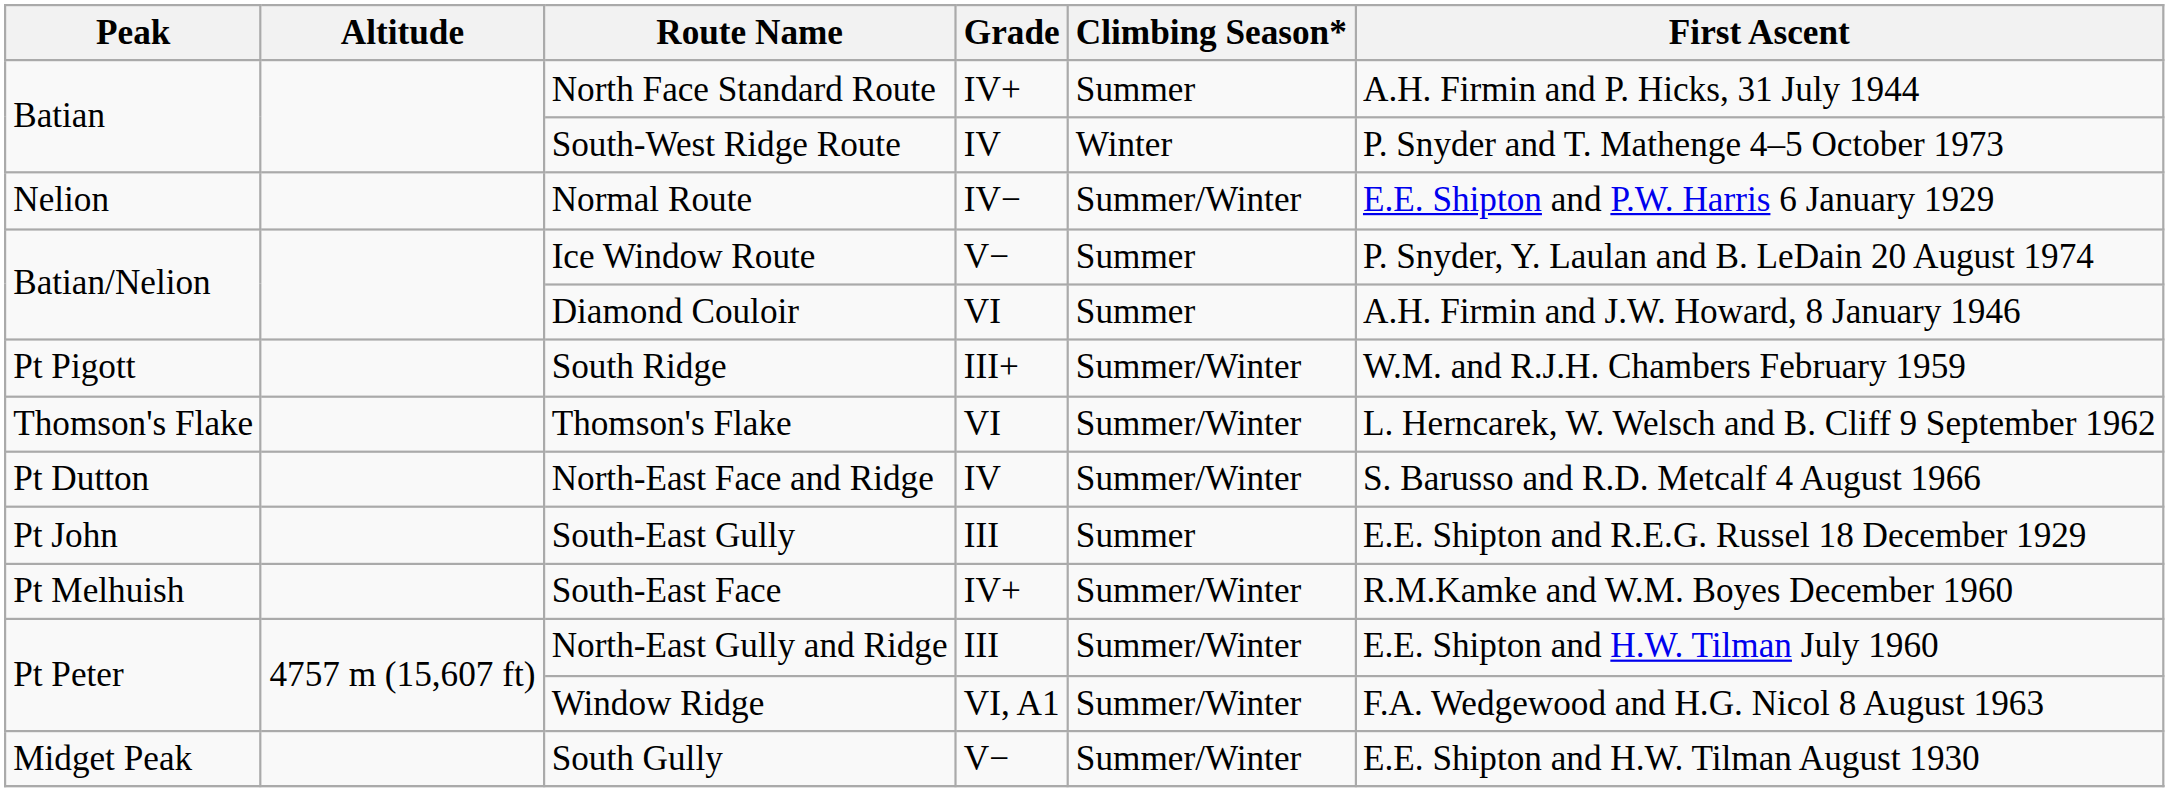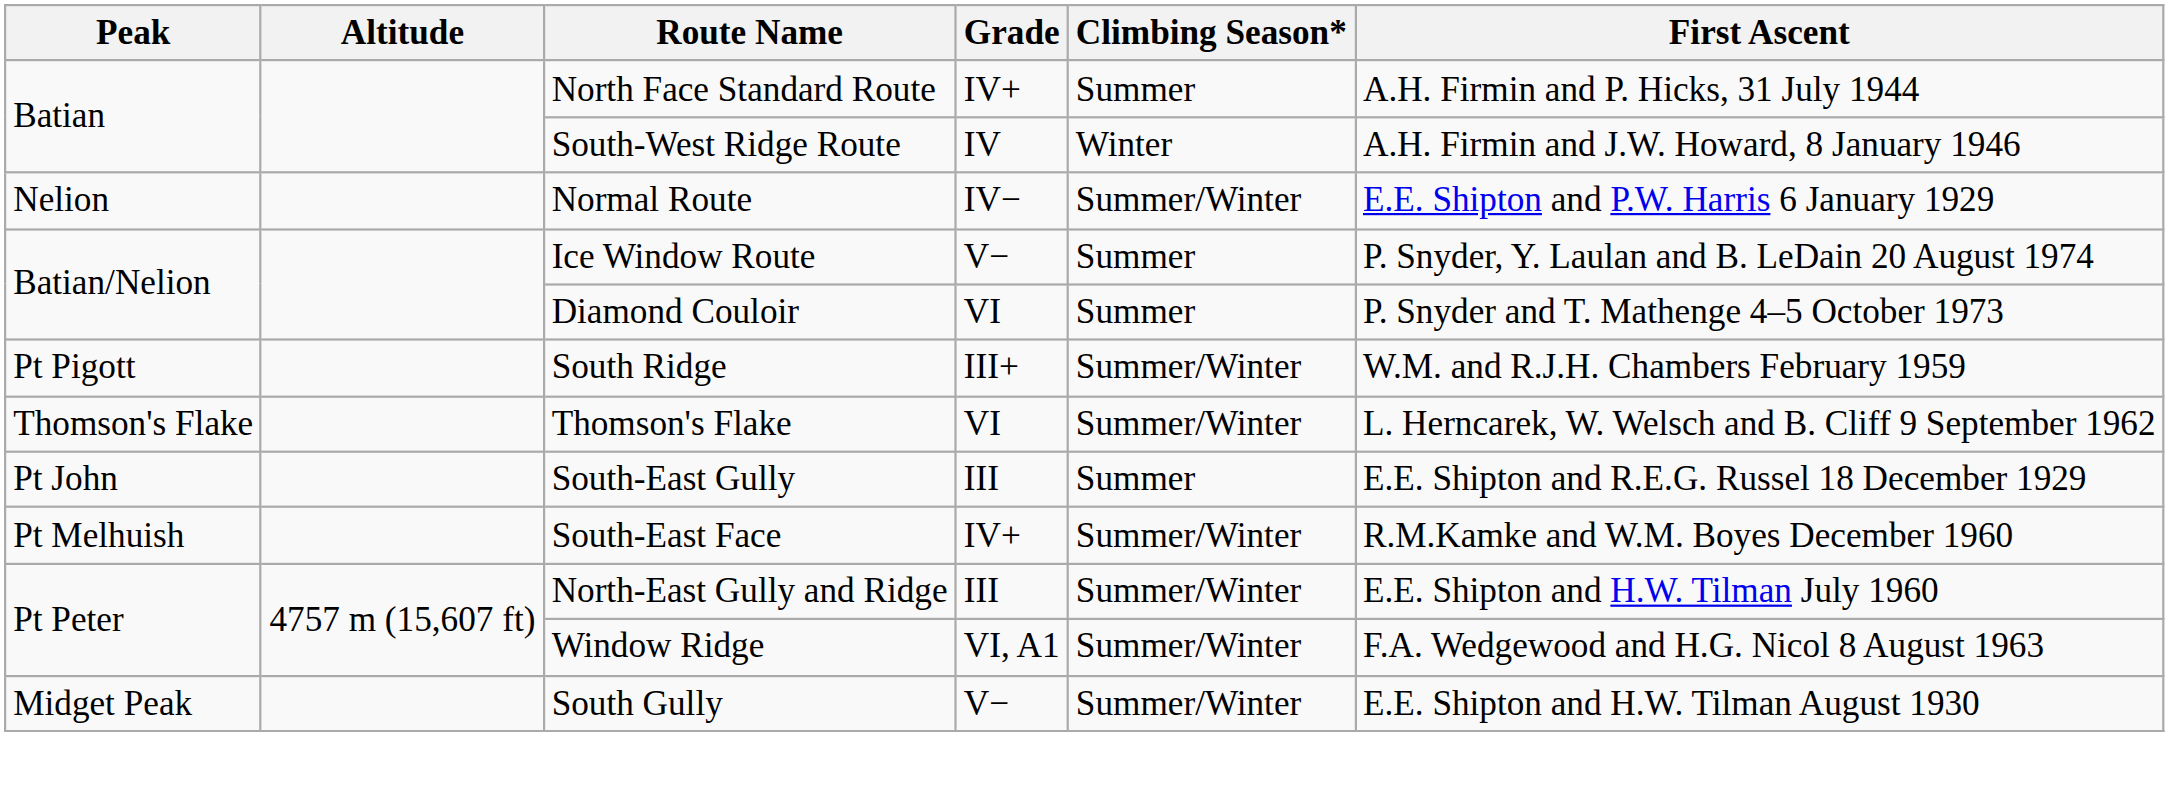(1683, 144) P. Snyder and T. Mathenge 4–5 October 1973 -> (1692, 144) A.H. Firmin and J.W. Howard, 8 January 1946
(1692, 311) A.H. Firmin and J.W. Howard, 8 January 1946 -> (1683, 311) P. Snyder and T. Mathenge 4–5 October 1973
- row: (743, 479)
